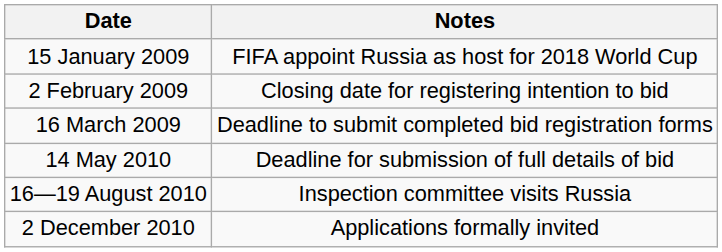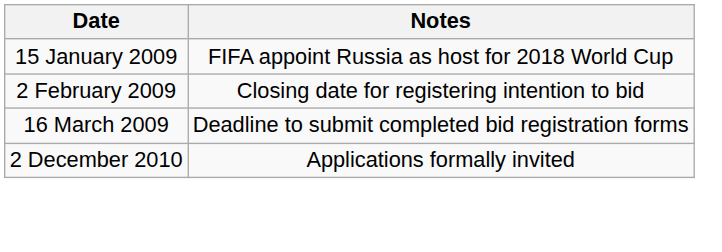- row: (108, 159)
- row: (108, 194)
